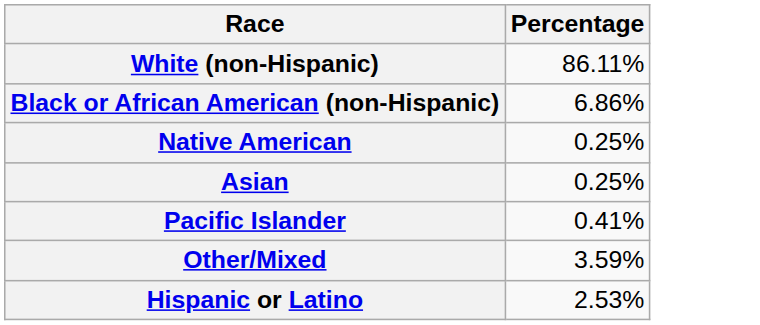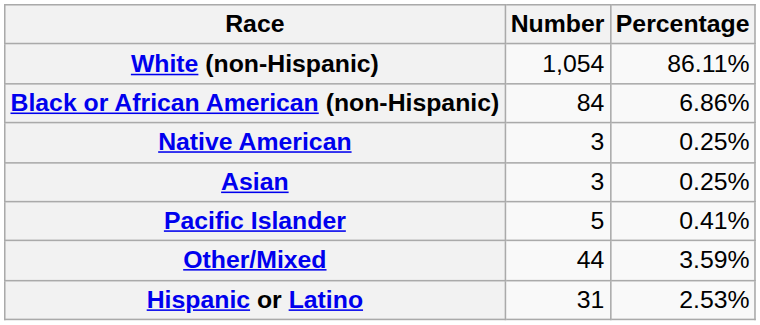+ column: (558, 24)
